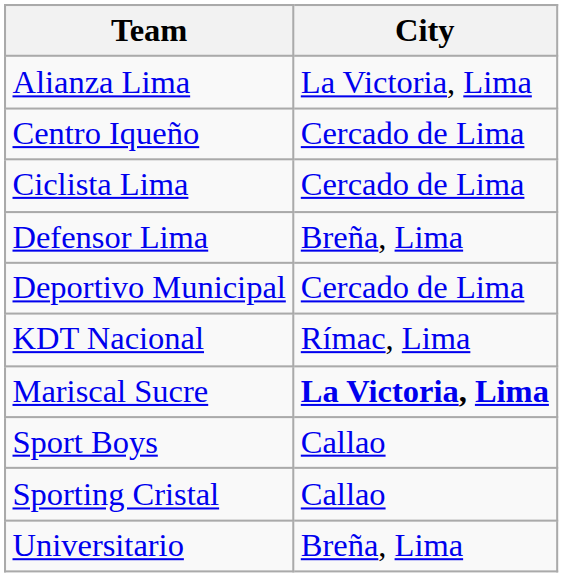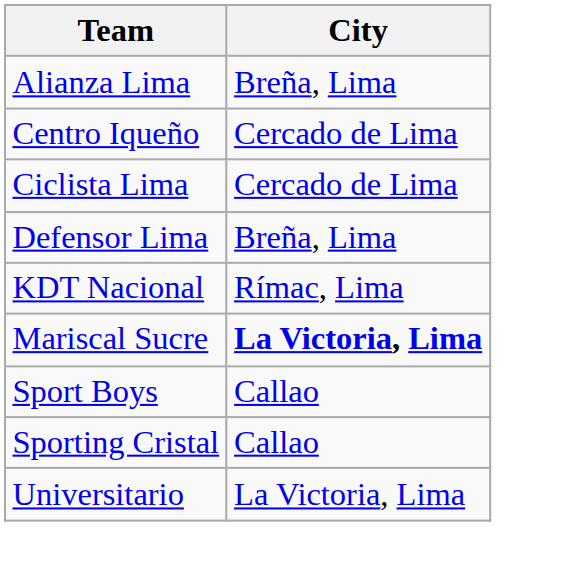(416, 81) La Victoria, Lima -> (315, 81) Breña, Lima
- row: (149, 287)
(382, 545) Breña, Lima -> (350, 493) La Victoria, Lima
